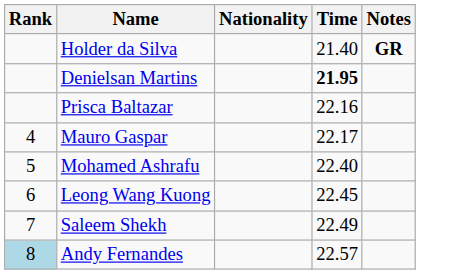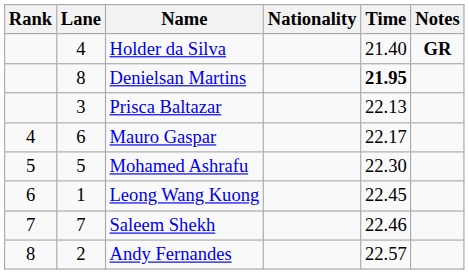+ column: (81, 19)
(337, 107) 22.16 -> (386, 107) 22.13
(337, 166) 22.40 -> (386, 166) 22.30
(337, 225) 22.49 -> (386, 225) 22.46
(31, 254) lightblue background -> (31, 254) no background
